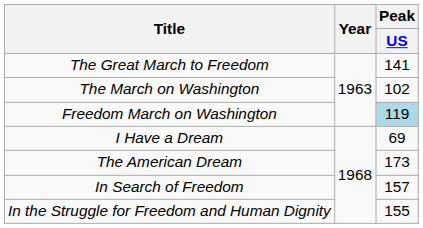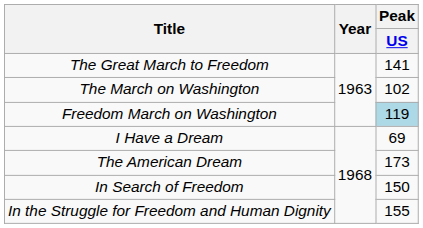(397, 187) 157 -> (397, 187) 150
